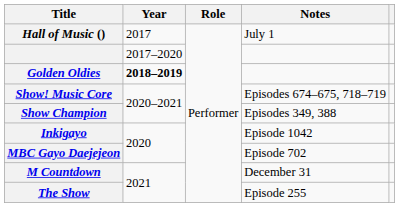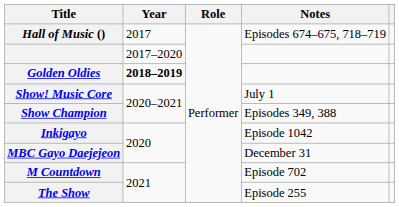(259, 34) July 1 -> (315, 34) Episodes 674–675, 718–719
(315, 93) Episodes 674–675, 718–719 -> (259, 93) July 1
(275, 152) Episode 702 -> (278, 152) December 31
(278, 172) December 31 -> (275, 172) Episode 702
